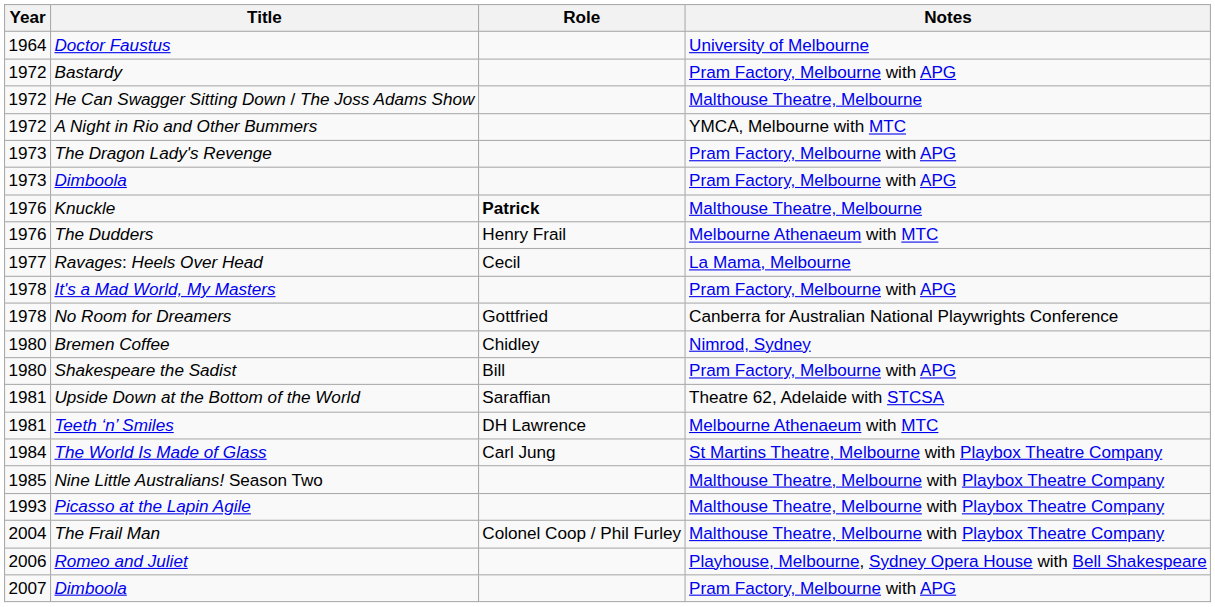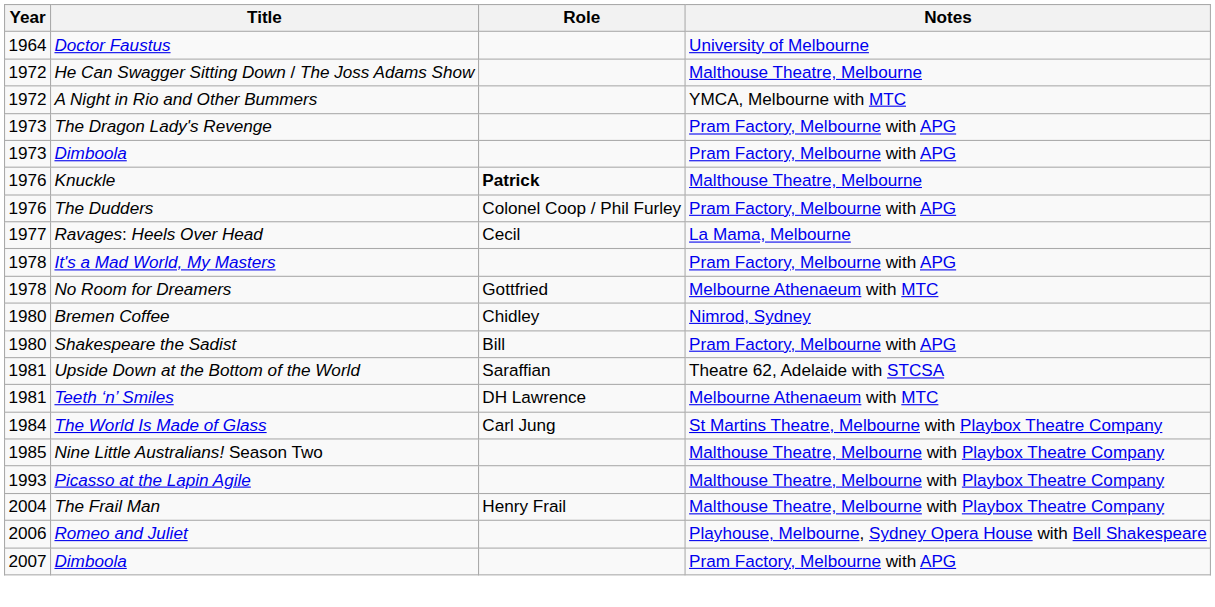- row: (28, 72)
(524, 235) Henry Frail -> (582, 208) Colonel Coop / Phil Furley
(814, 235) Melbourne Athenaeum with MTC -> (823, 208) Pram Factory, Melbourne with APG
(904, 316) Canberra for Australian National Playwrights Conference -> (814, 289) Melbourne Athenaeum with MTC
(582, 533) Colonel Coop / Phil Furley -> (524, 506) Henry Frail
